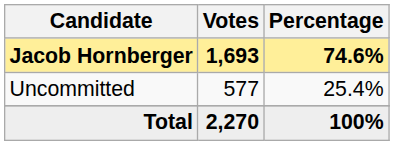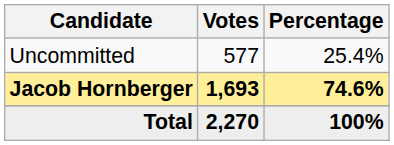rows swapped: (101, 55) <-> (72, 88)
